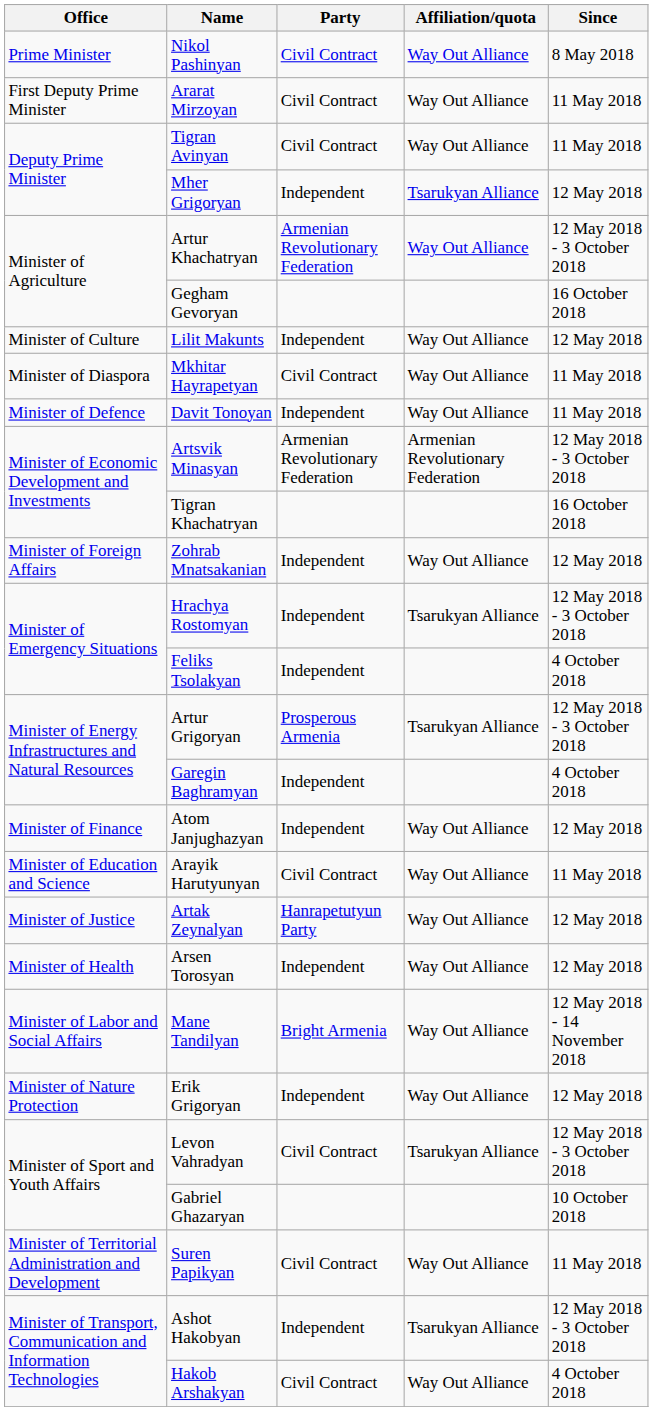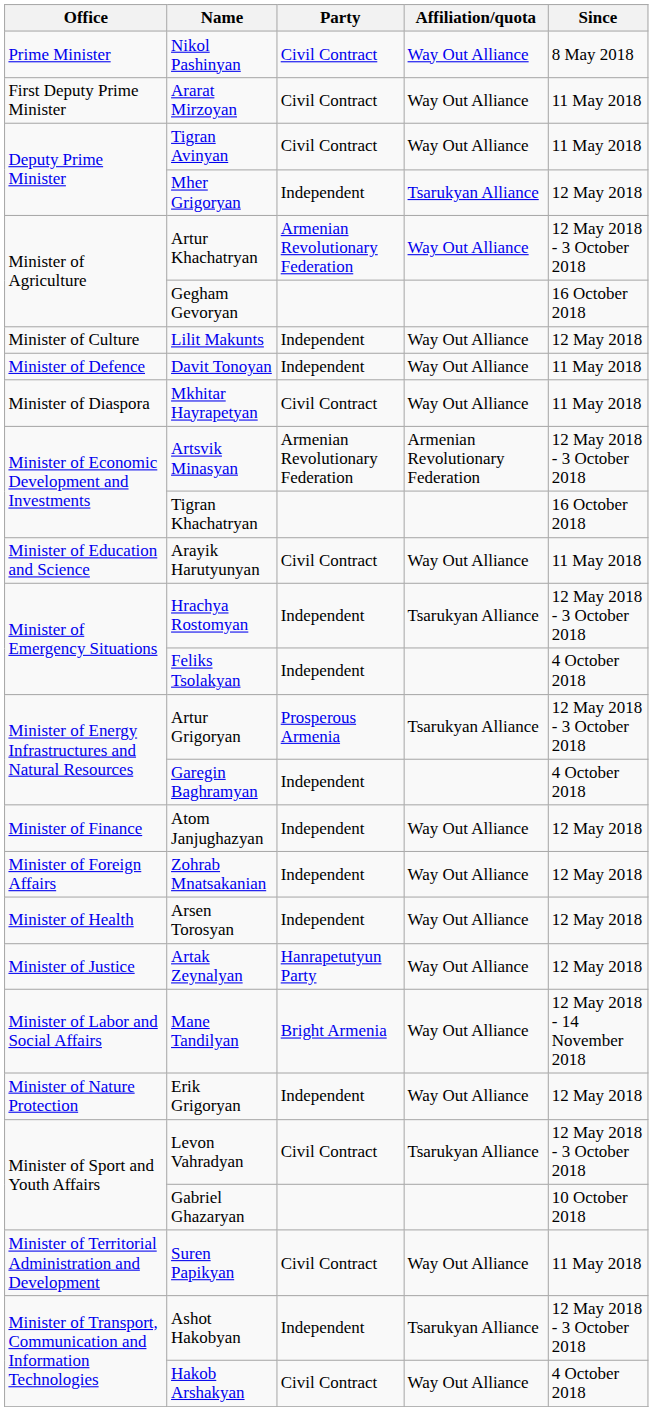rows swapped: (221, 412) <-> (214, 376)
rows swapped: (215, 874) <-> (219, 560)
rows swapped: (203, 966) <-> (207, 920)
